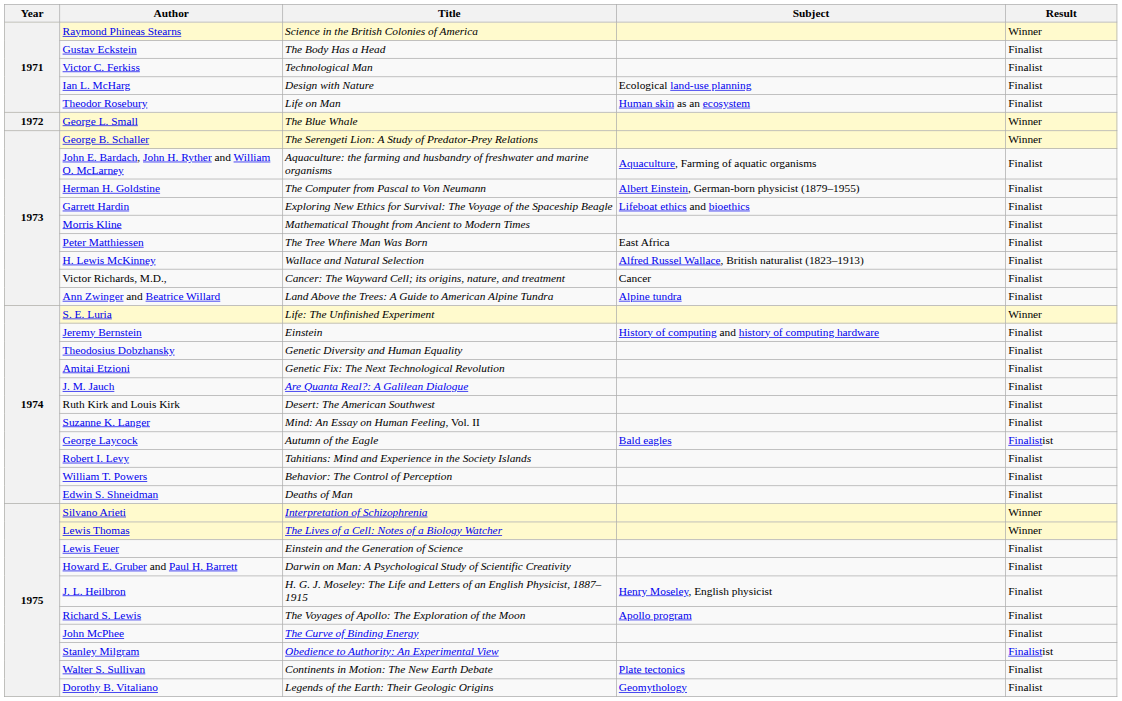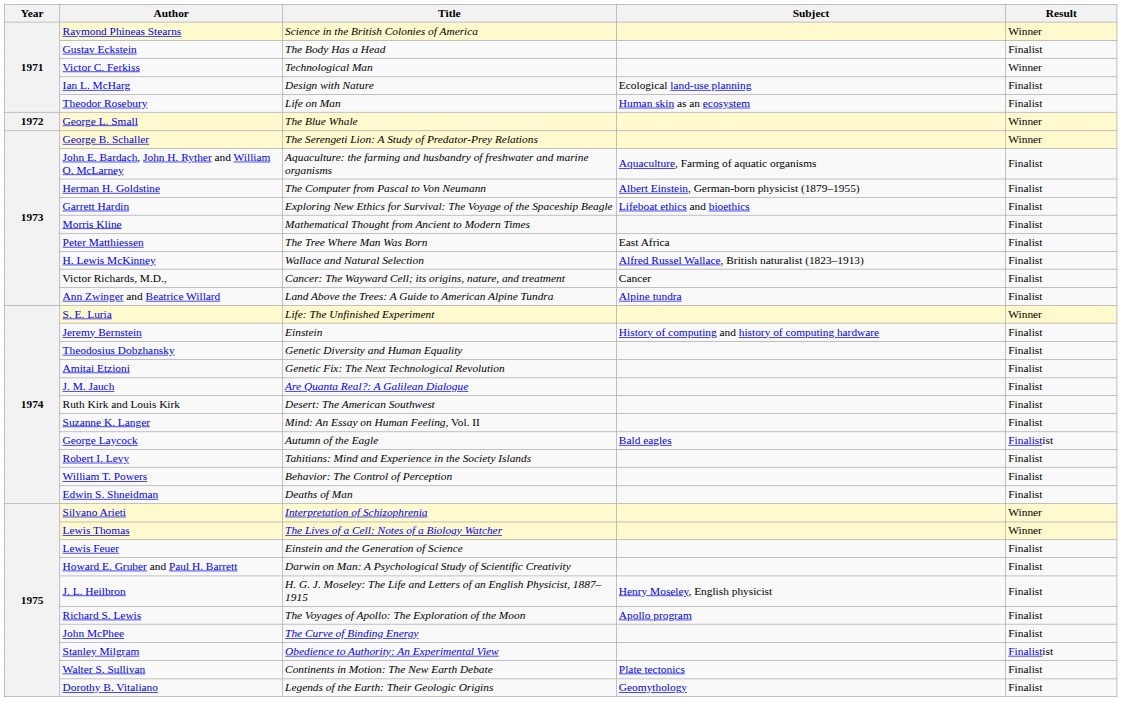(1025, 67) Finalist -> (1025, 67) Winner
